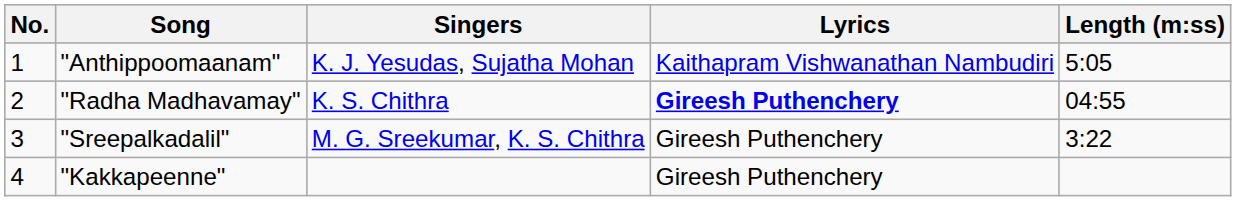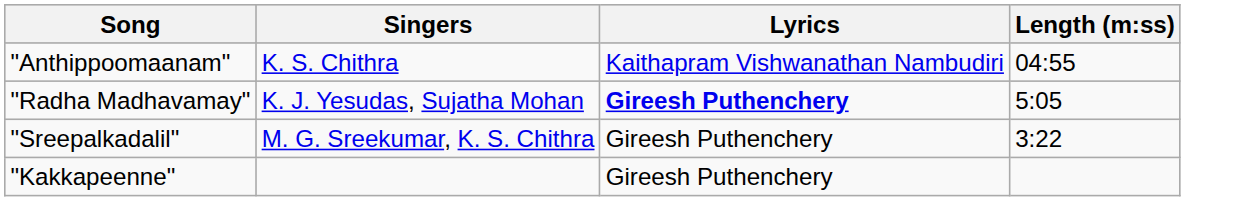- column: (30, 24)
(473, 62) K. J. Yesudas, Sujatha Mohan -> (330, 62) K. S. Chithra
(1089, 62) 5:05 -> (1045, 62) 04:55
(380, 101) K. S. Chithra -> (423, 101) K. J. Yesudas, Sujatha Mohan
(1096, 101) 04:55 -> (1039, 101) 5:05
